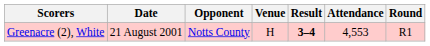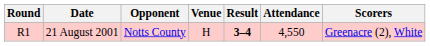columns swapped: (406, 13) <-> (56, 13)
(355, 31) 4,553 -> (291, 31) 4,550
